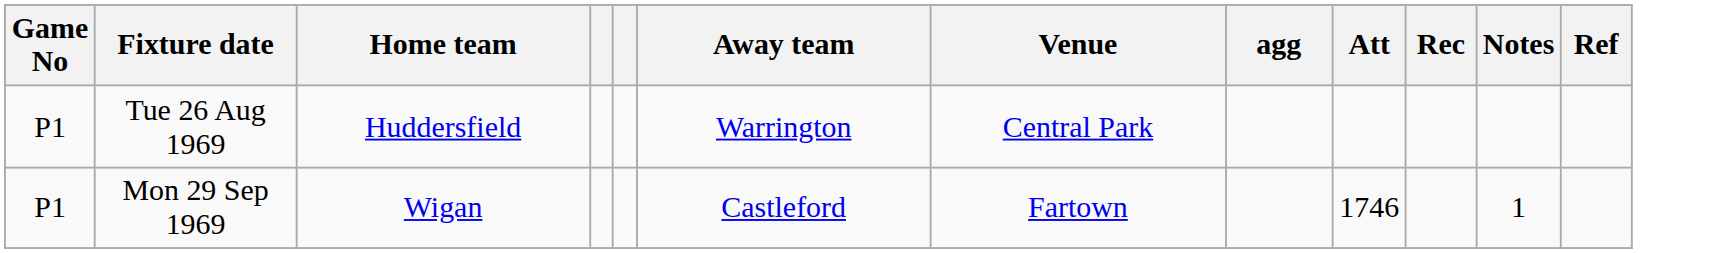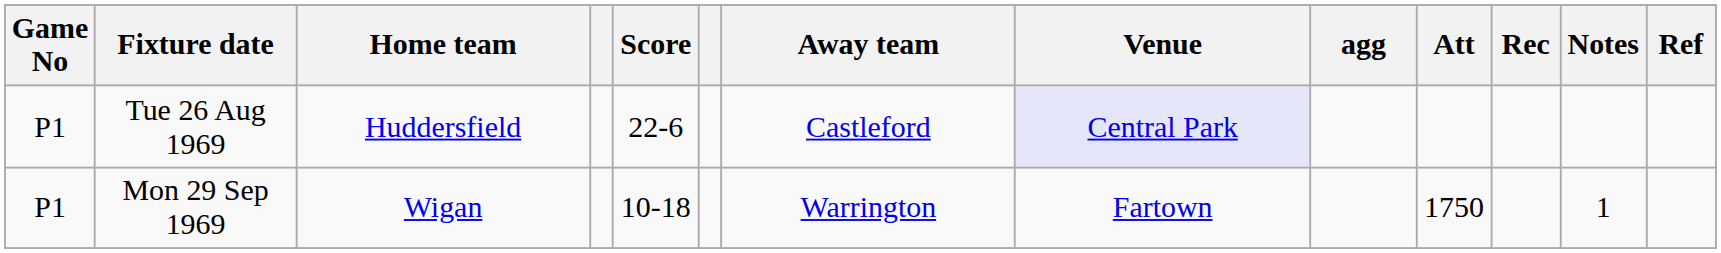+ column: (656, 45)
(784, 126) Warrington -> (868, 126) Castleford
(1078, 126) no background -> (1163, 126) lavender background
(784, 207) Castleford -> (868, 207) Warrington
(1369, 207) 1746 -> (1454, 207) 1750
